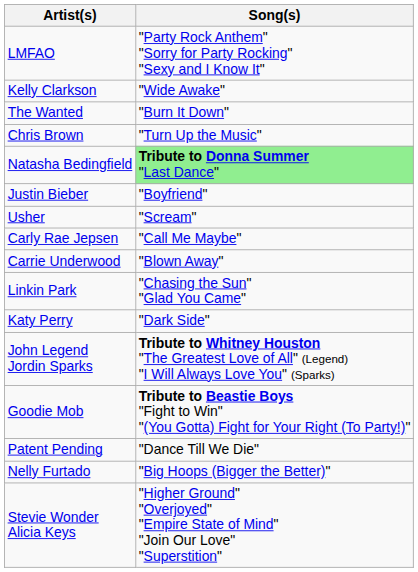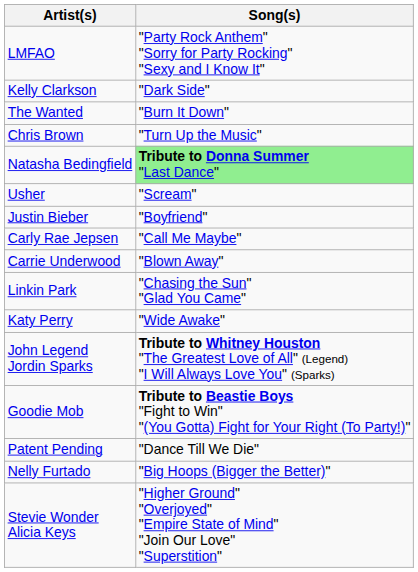(182, 91) "Wide Awake" -> (174, 91) "Dark Side"
rows swapped: (26, 217) <-> (48, 194)
(174, 321) "Dark Side" -> (182, 321) "Wide Awake"
